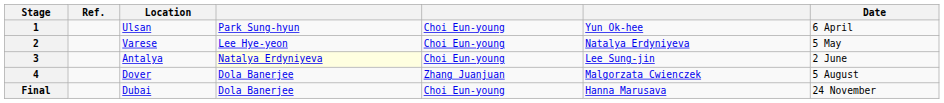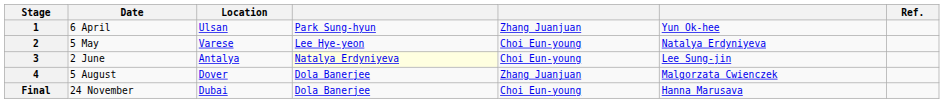columns swapped: (875, 12) <-> (94, 12)
(464, 28) Choi Eun-young -> (541, 28) Zhang Juanjuan
